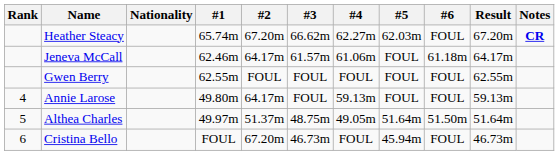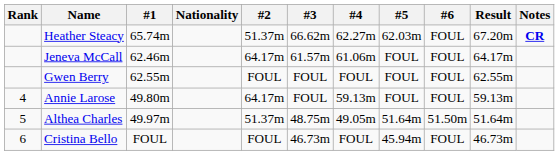columns swapped: (161, 14) <-> (219, 14)
(264, 35) 67.20m -> (264, 35) 51.37m
(447, 56) 61.18m -> (447, 56) FOUL
(264, 139) 67.20m -> (264, 139) FOUL
